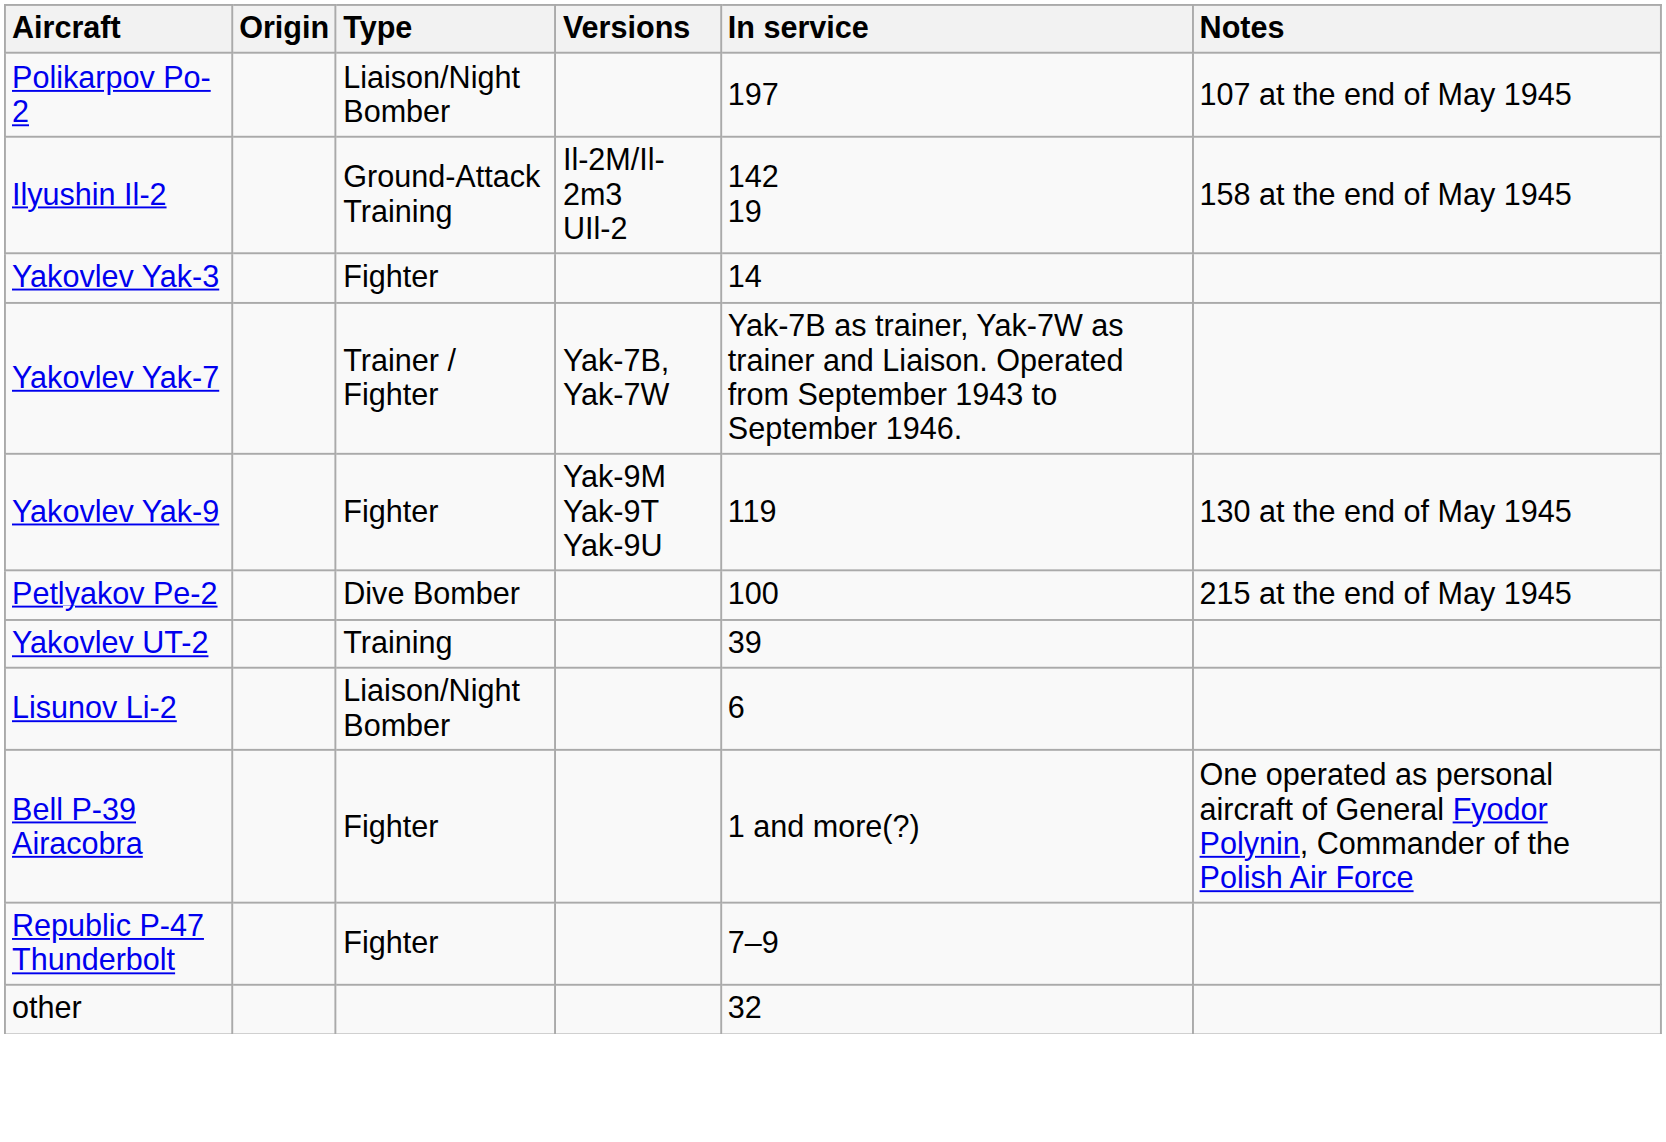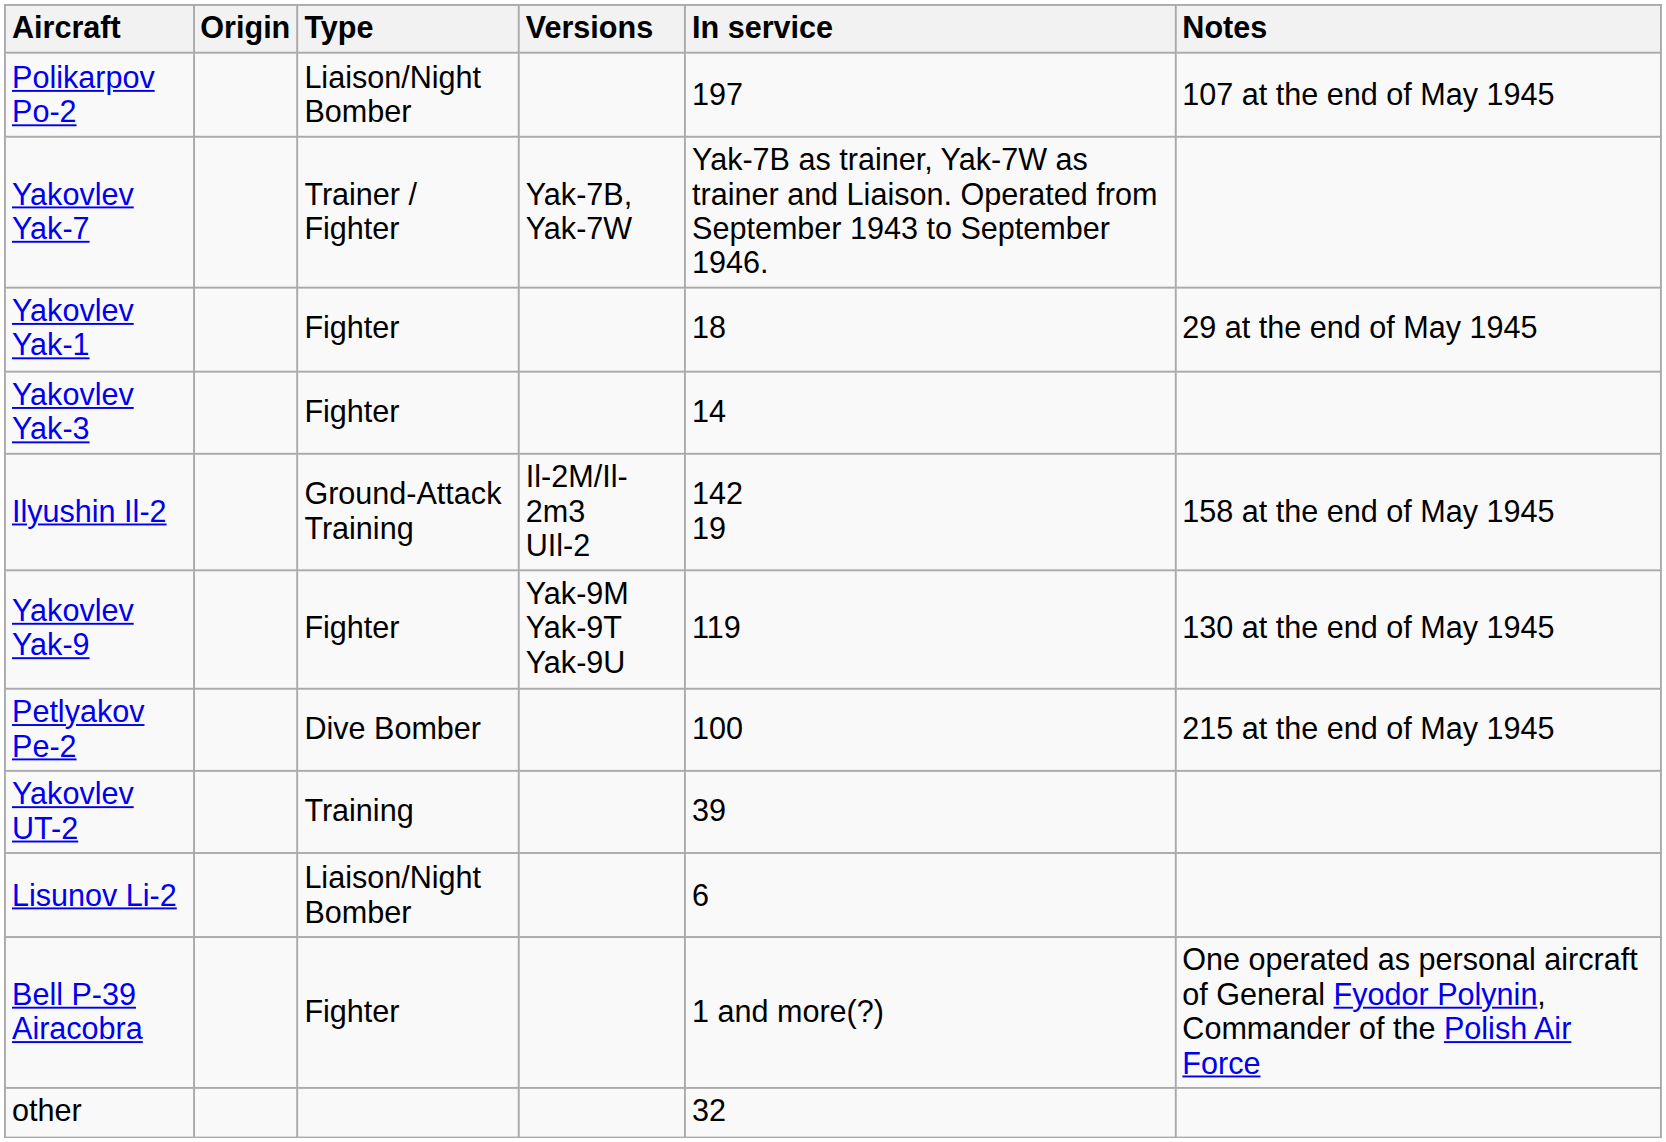rows swapped: (89, 194) <-> (116, 377)
+ row: (73, 328)
- row: (108, 943)
